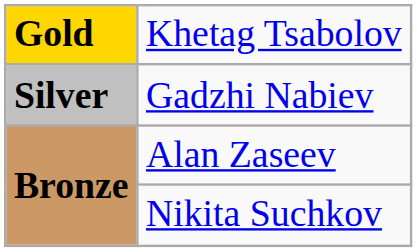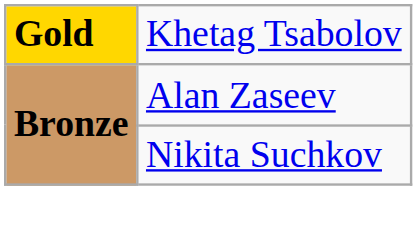- row: (260, 94)
